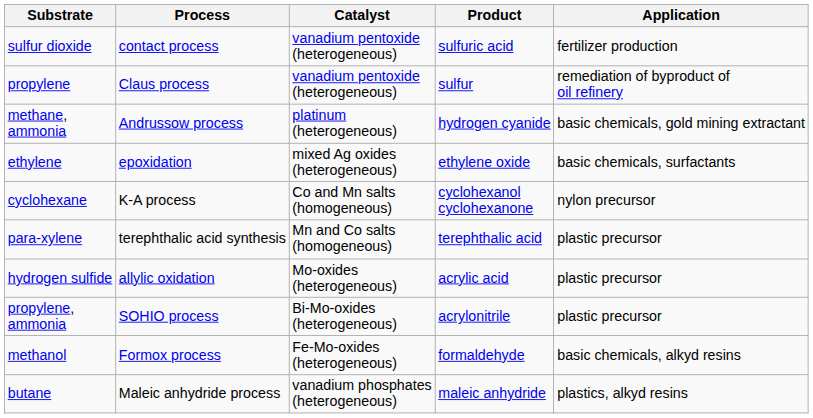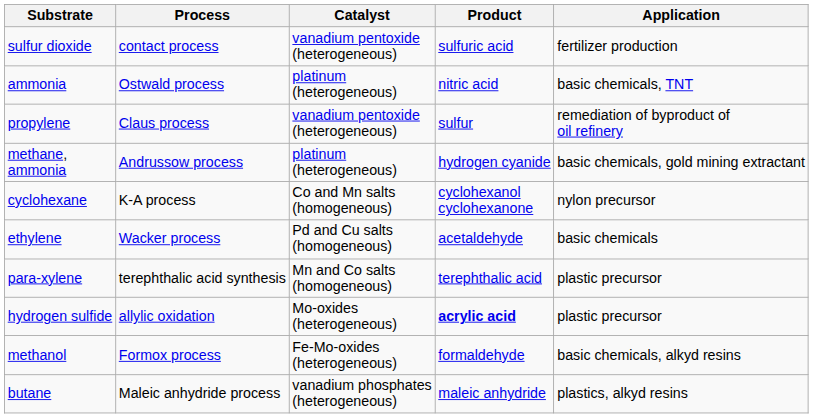+ row: (171, 84)
- row: (155, 162)
+ row: (170, 239)
(473, 278) normal -> (477, 316) bold
- row: (169, 316)
